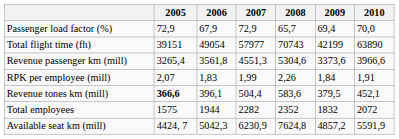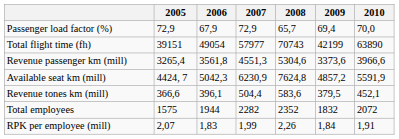rows swapped: (56, 126) <-> (59, 77)
(168, 93) bold -> (168, 93) normal
